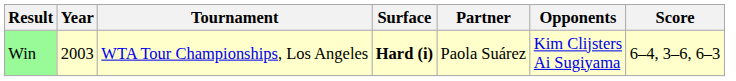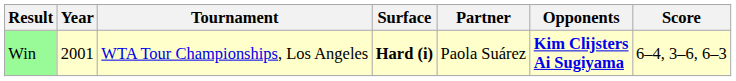(77, 52) 2003 -> (77, 52) 2001
(578, 52) normal -> (581, 52) bold
